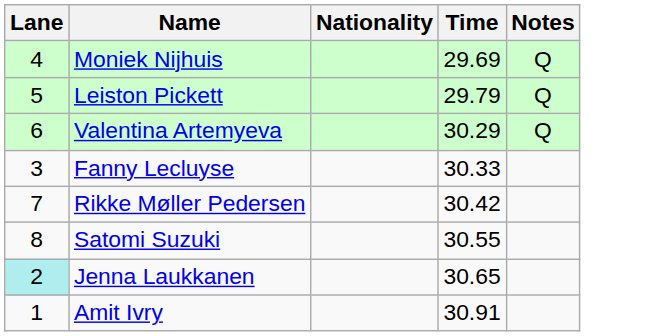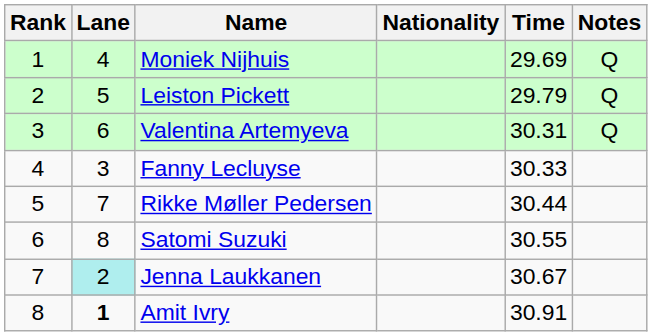+ column: (38, 22)
(472, 131) 30.29 -> (539, 131) 30.31
(472, 204) 30.42 -> (539, 204) 30.44
(472, 276) 30.65 -> (539, 276) 30.67
(37, 312) normal -> (103, 312) bold
